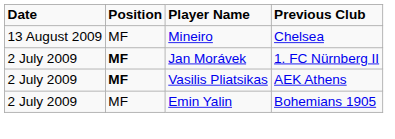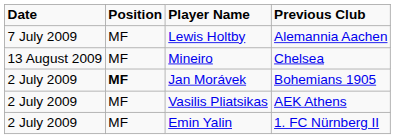+ row: (207, 36)
(327, 58) 1. FC Nürnberg II -> (325, 79) Bohemians 1905
(118, 79) bold -> (118, 101) normal
(325, 101) Bohemians 1905 -> (327, 123) 1. FC Nürnberg II
